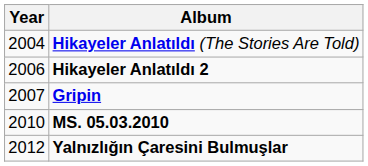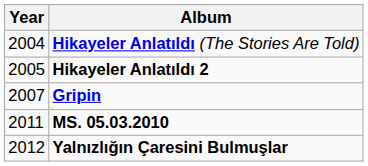(27, 69) 2006 -> (27, 69) 2005
(27, 122) 2010 -> (26, 122) 2011
